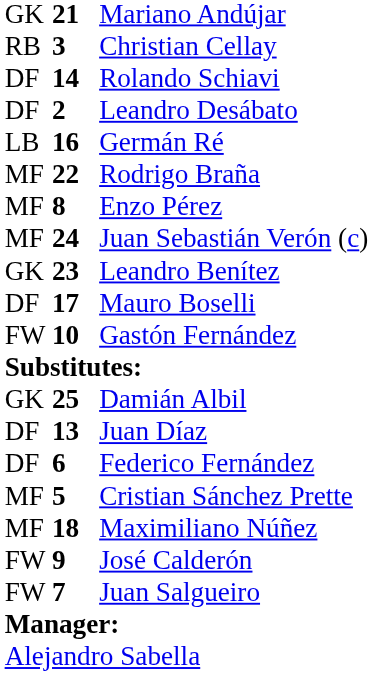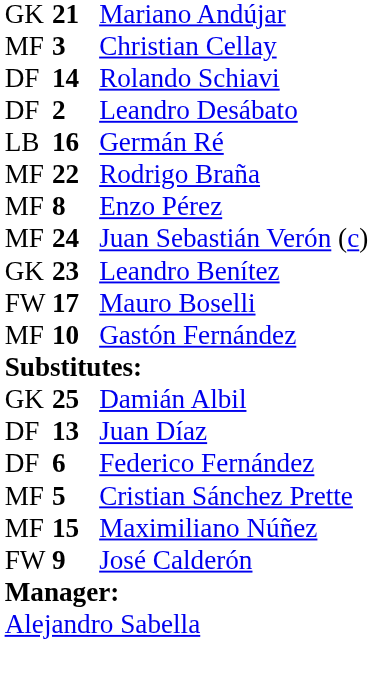(23, 45) RB -> (24, 45) MF
(22, 302) DF -> (25, 302) FW
(25, 334) FW -> (24, 334) MF
(65, 527) 18 -> (65, 527) 15
- row: (180, 591)
